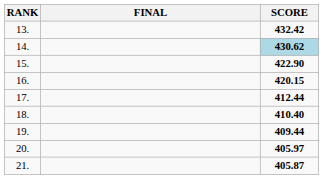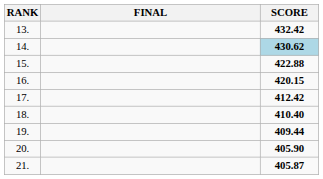(289, 64) 422.90 -> (289, 64) 422.88
(289, 98) 412.44 -> (289, 98) 412.42
(289, 149) 405.97 -> (289, 149) 405.90
